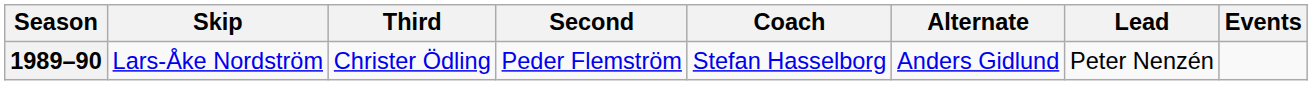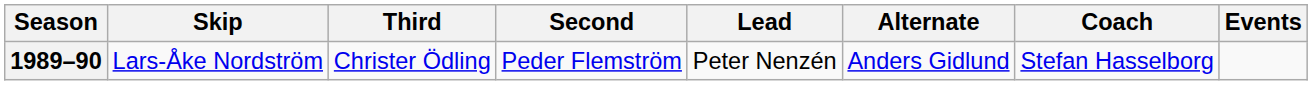columns swapped: (1142, 23) <-> (790, 23)
